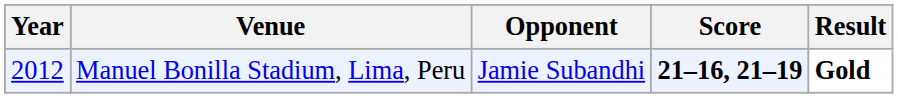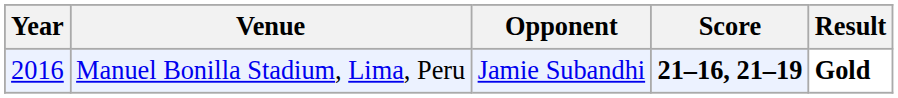(37, 70) 2012 -> (37, 70) 2016
